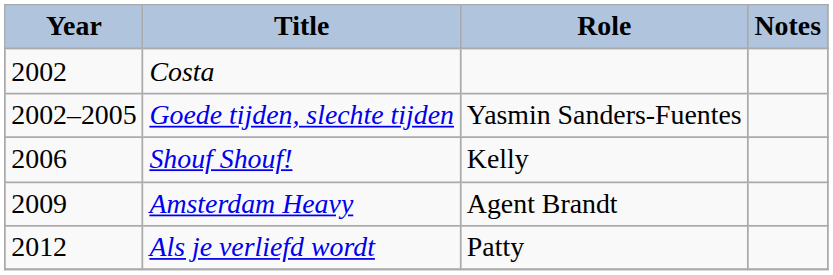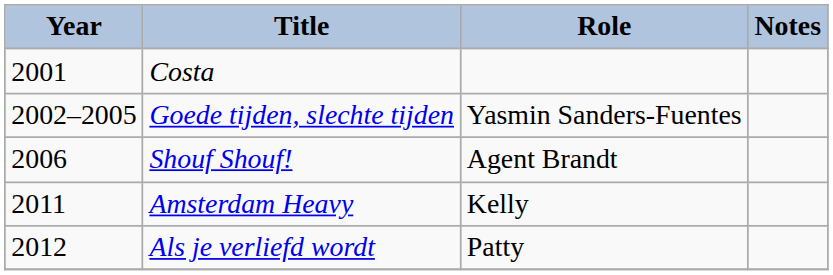(39, 70) 2002 -> (39, 70) 2001
(498, 159) Kelly -> (542, 159) Agent Brandt
(39, 203) 2009 -> (39, 203) 2011
(542, 203) Agent Brandt -> (498, 203) Kelly
